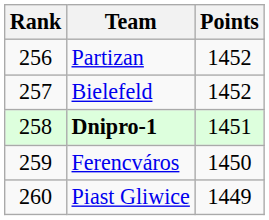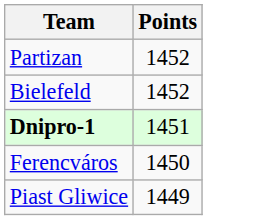- column: (36, 22)
